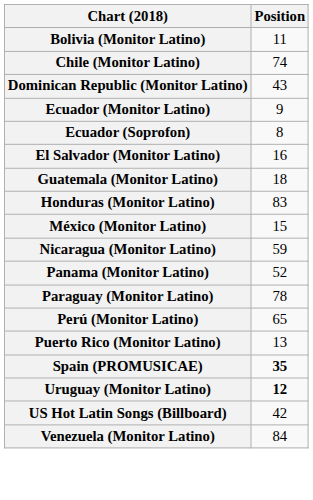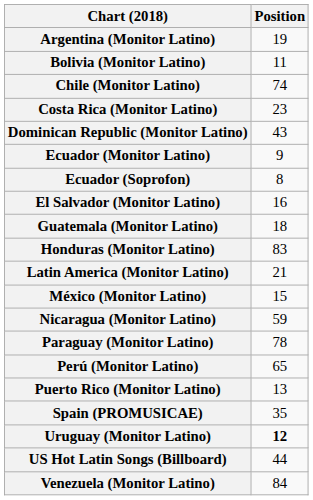+ row: (128, 39)
+ row: (128, 109)
+ row: (128, 272)
- row: (128, 272)
(280, 366) bold -> (280, 413) normal
(280, 413) 42 -> (280, 459) 44
